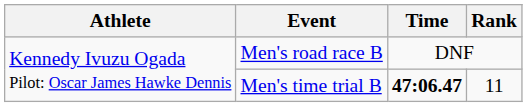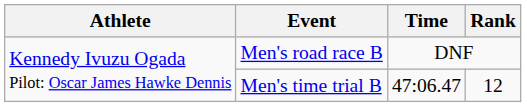(427, 85) bold -> (426, 85) normal
(494, 85) 11 -> (493, 85) 12
